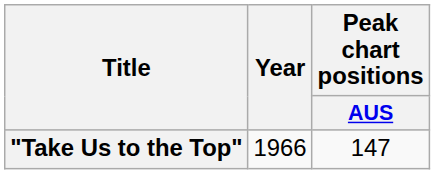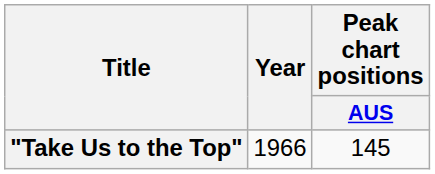(371, 148) 147 -> (371, 148) 145
